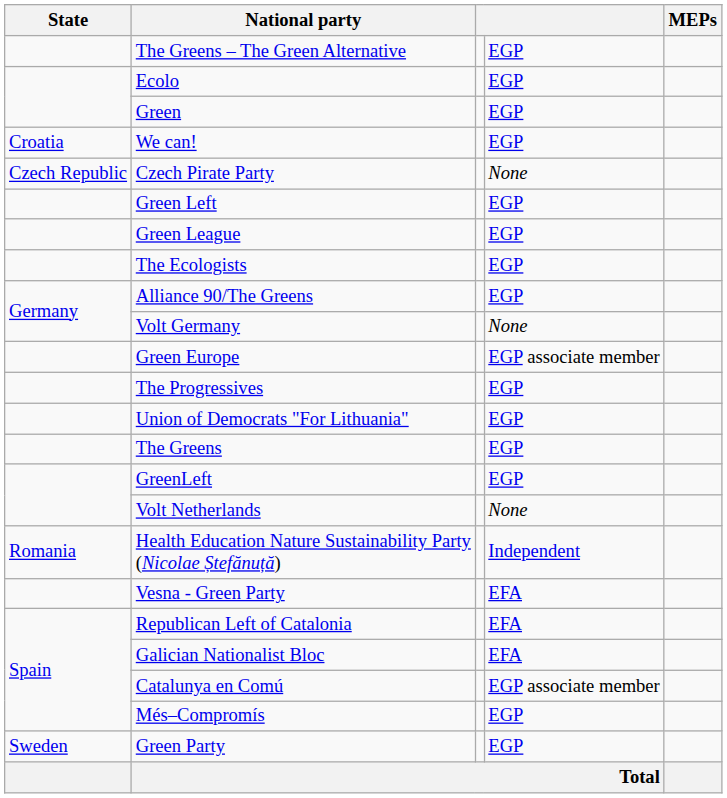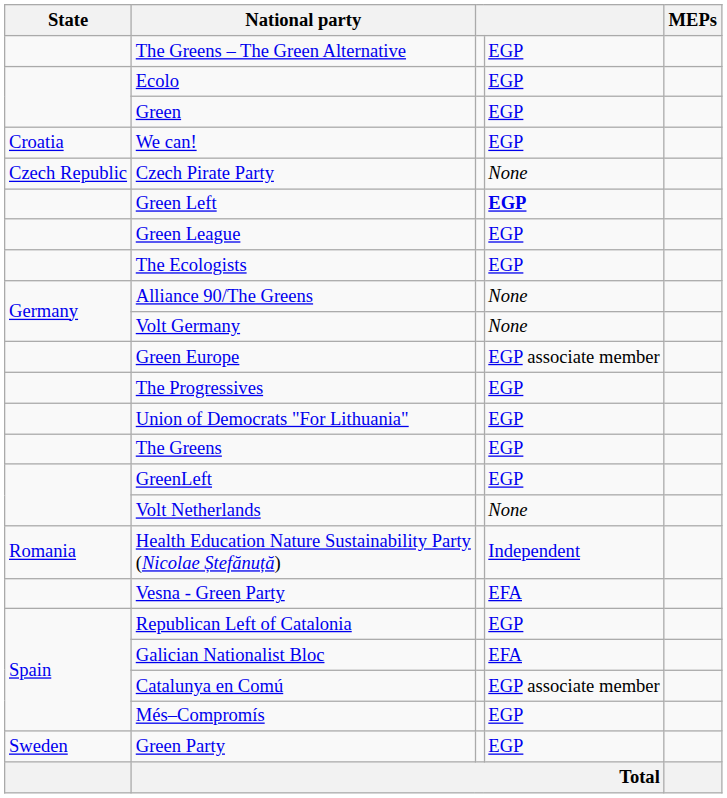(506, 204) normal -> (507, 204) bold
(506, 295) EGP -> (508, 295) None
(505, 624) EFA -> (506, 624) EGP
